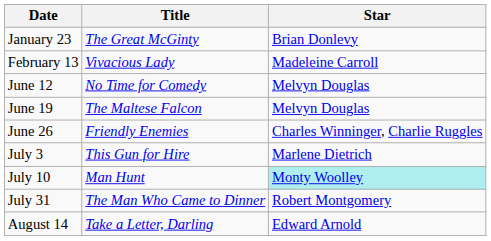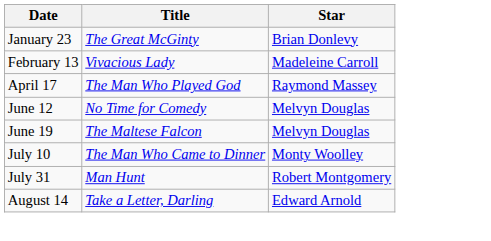+ row: (32, 85)
- row: (30, 131)
- row: (25, 154)
(115, 177) Man Hunt -> (175, 154) The Man Who Came to Dinner
(318, 177) paleturquoise background -> (318, 154) no background
(175, 200) The Man Who Came to Dinner -> (115, 177) Man Hunt
